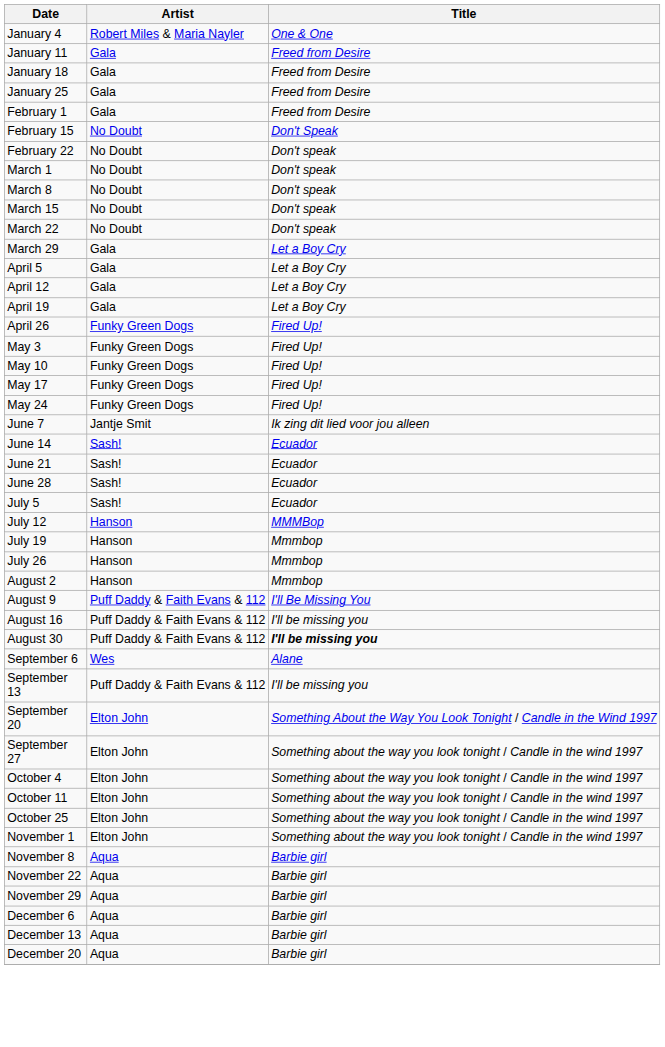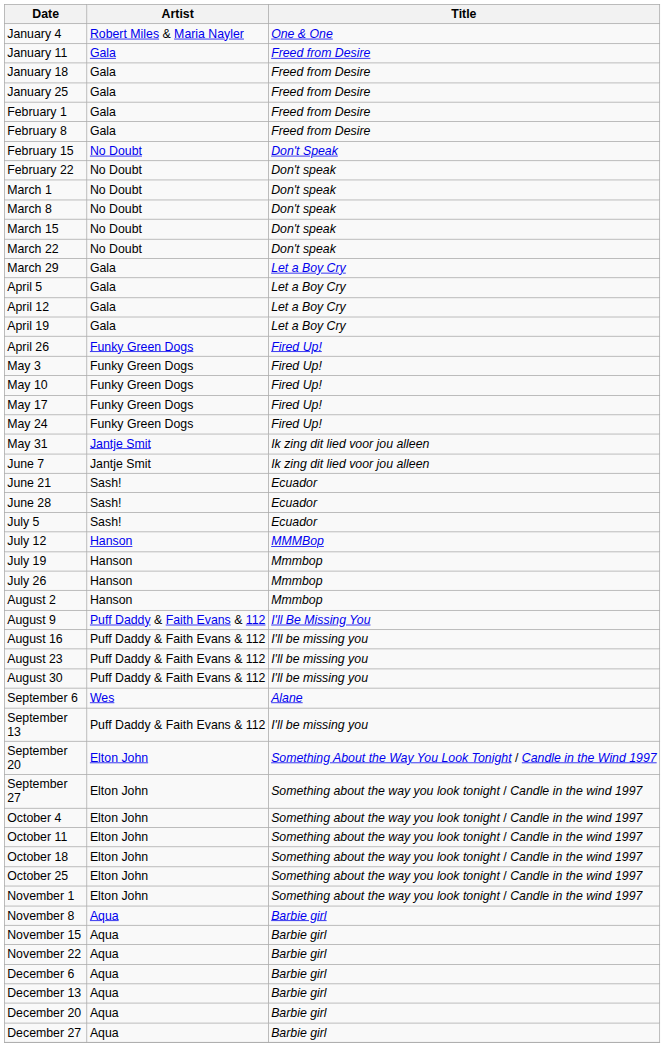+ row: (37, 131)
+ row: (27, 444)
- row: (29, 444)
+ row: (35, 659)
(324, 639) bold -> (320, 678) normal
+ row: (38, 856)
+ row: (44, 935)
- row: (44, 896)
+ row: (44, 1032)
